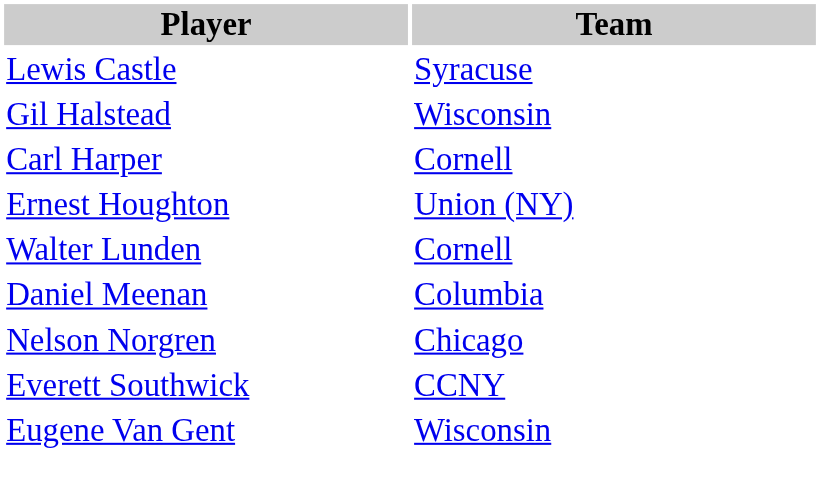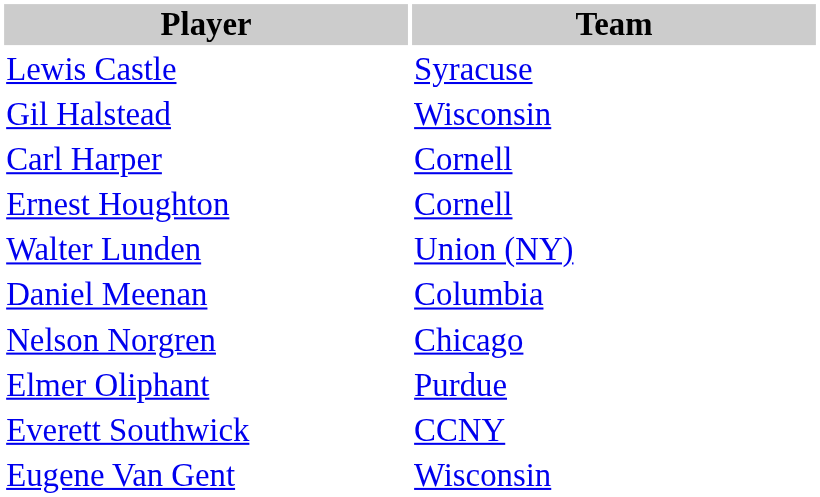(494, 204) Union (NY) -> (463, 204) Cornell
(463, 249) Cornell -> (494, 249) Union (NY)
+ row: (108, 384)
